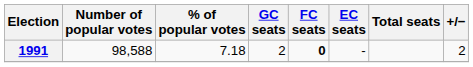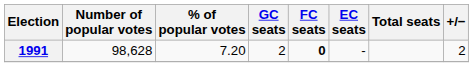(132, 51) 98,588 -> (132, 51) 98,628
(233, 51) 7.18 -> (233, 51) 7.20
